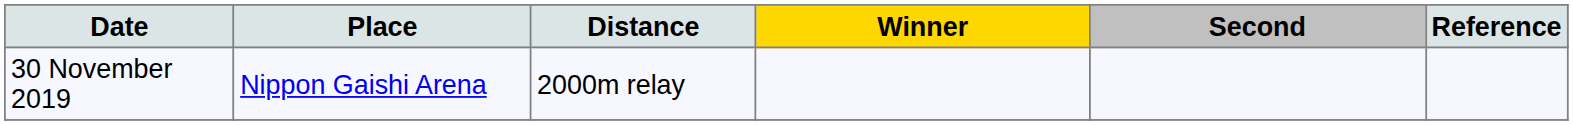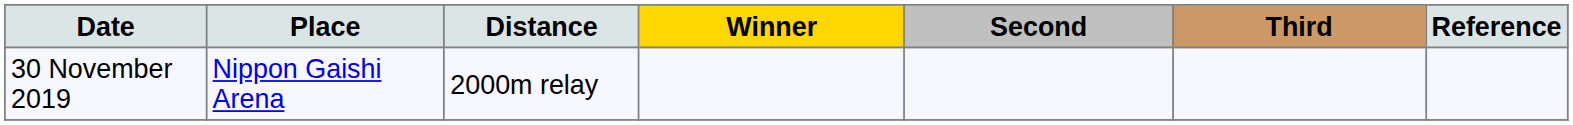+ column: (1299, 26)
